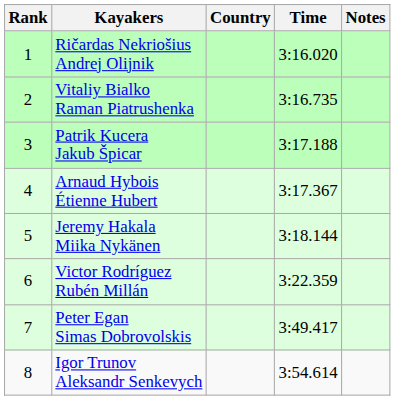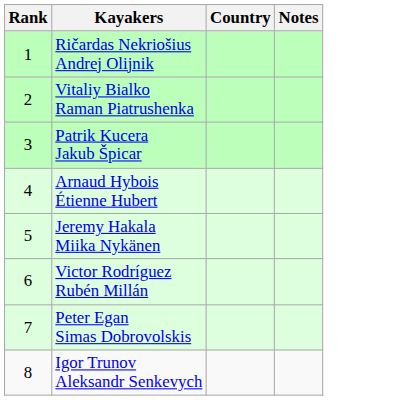- column: (308, 17)
